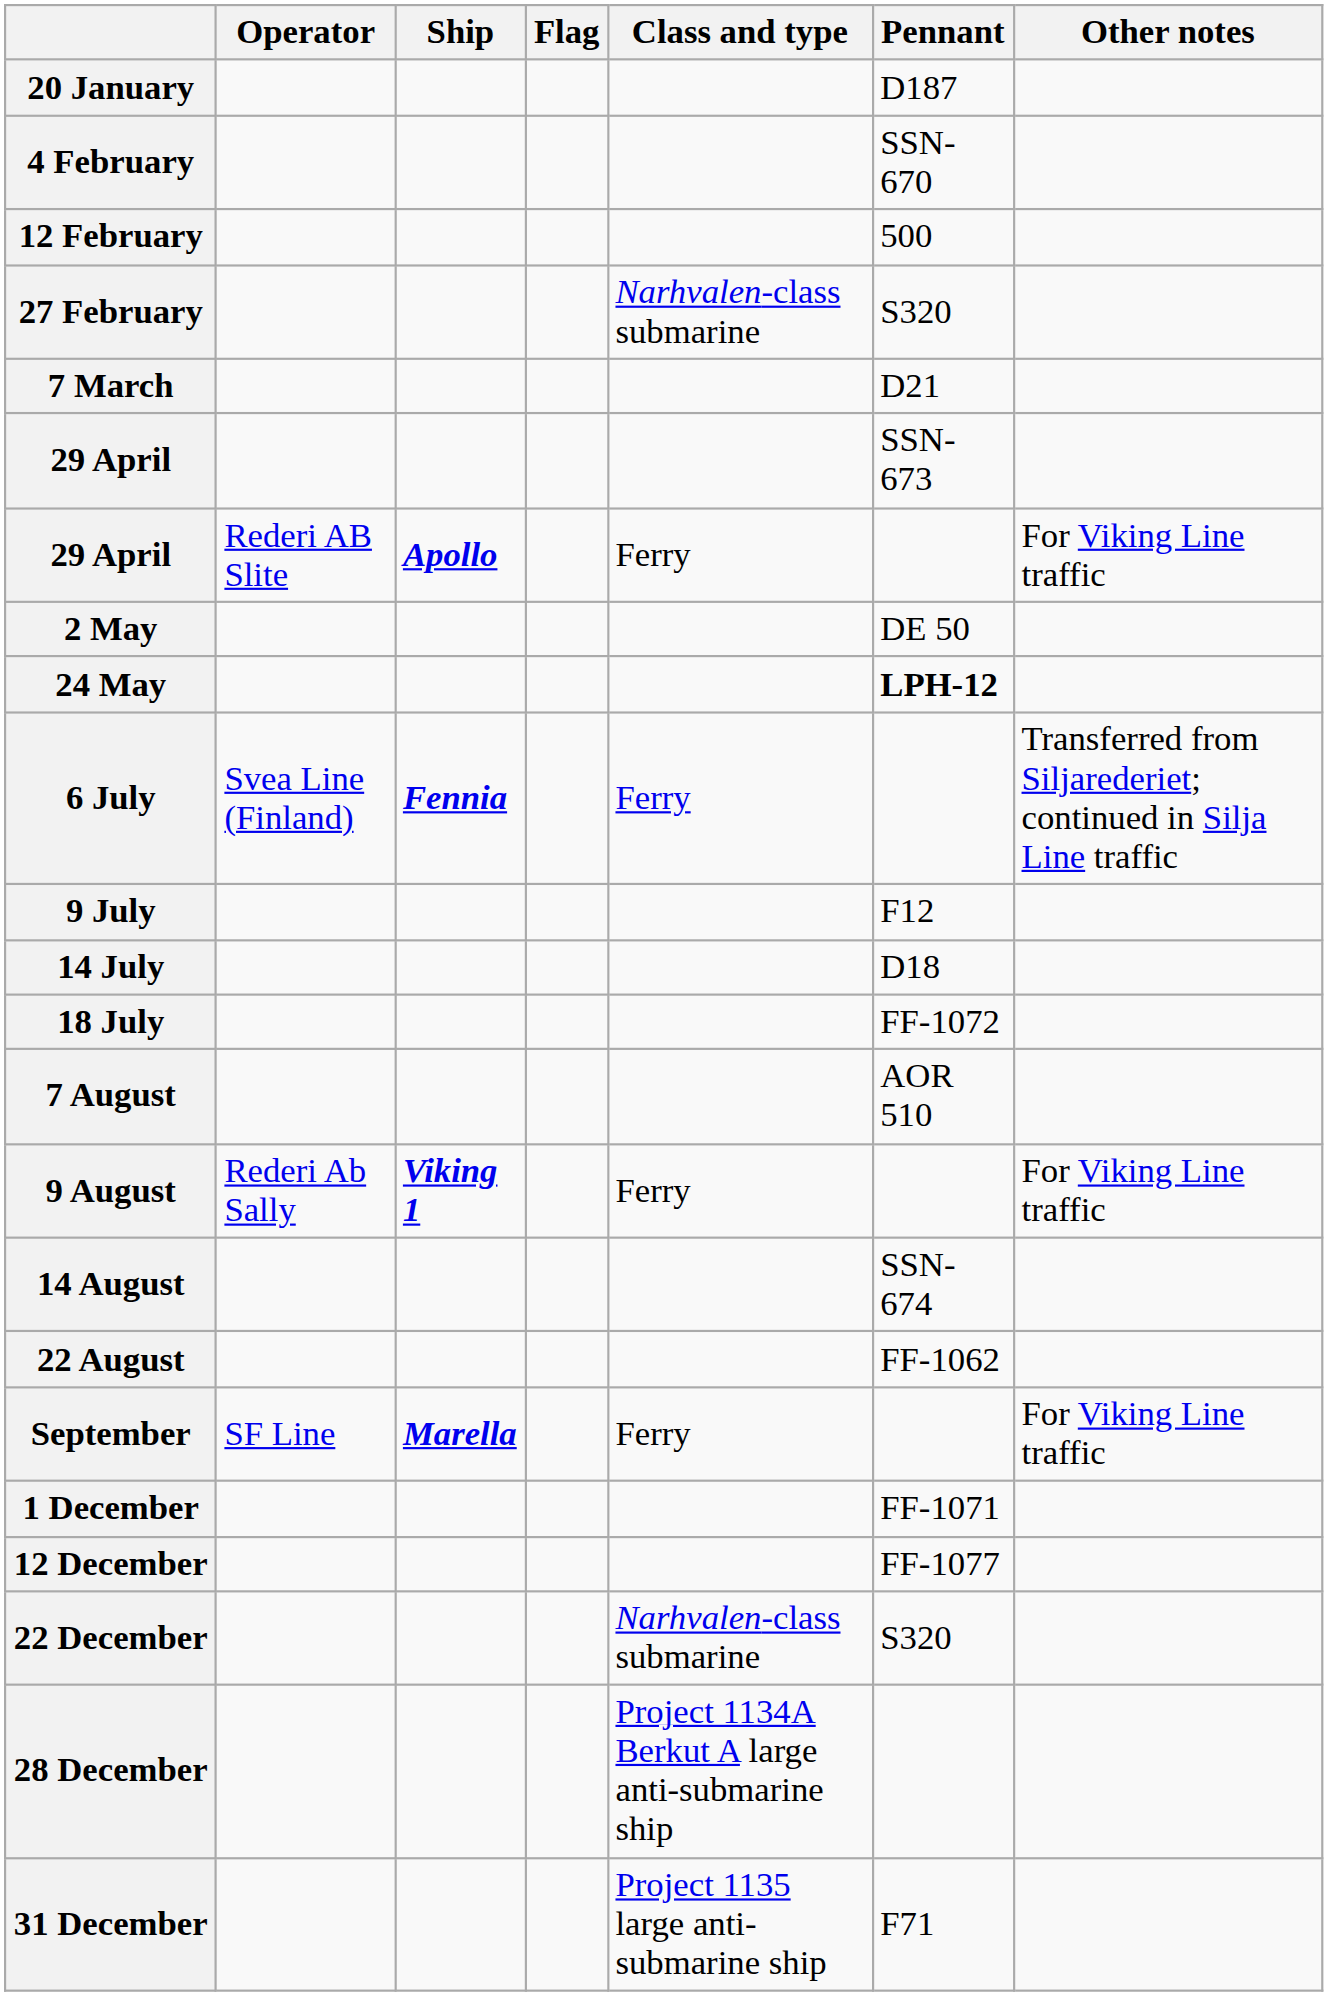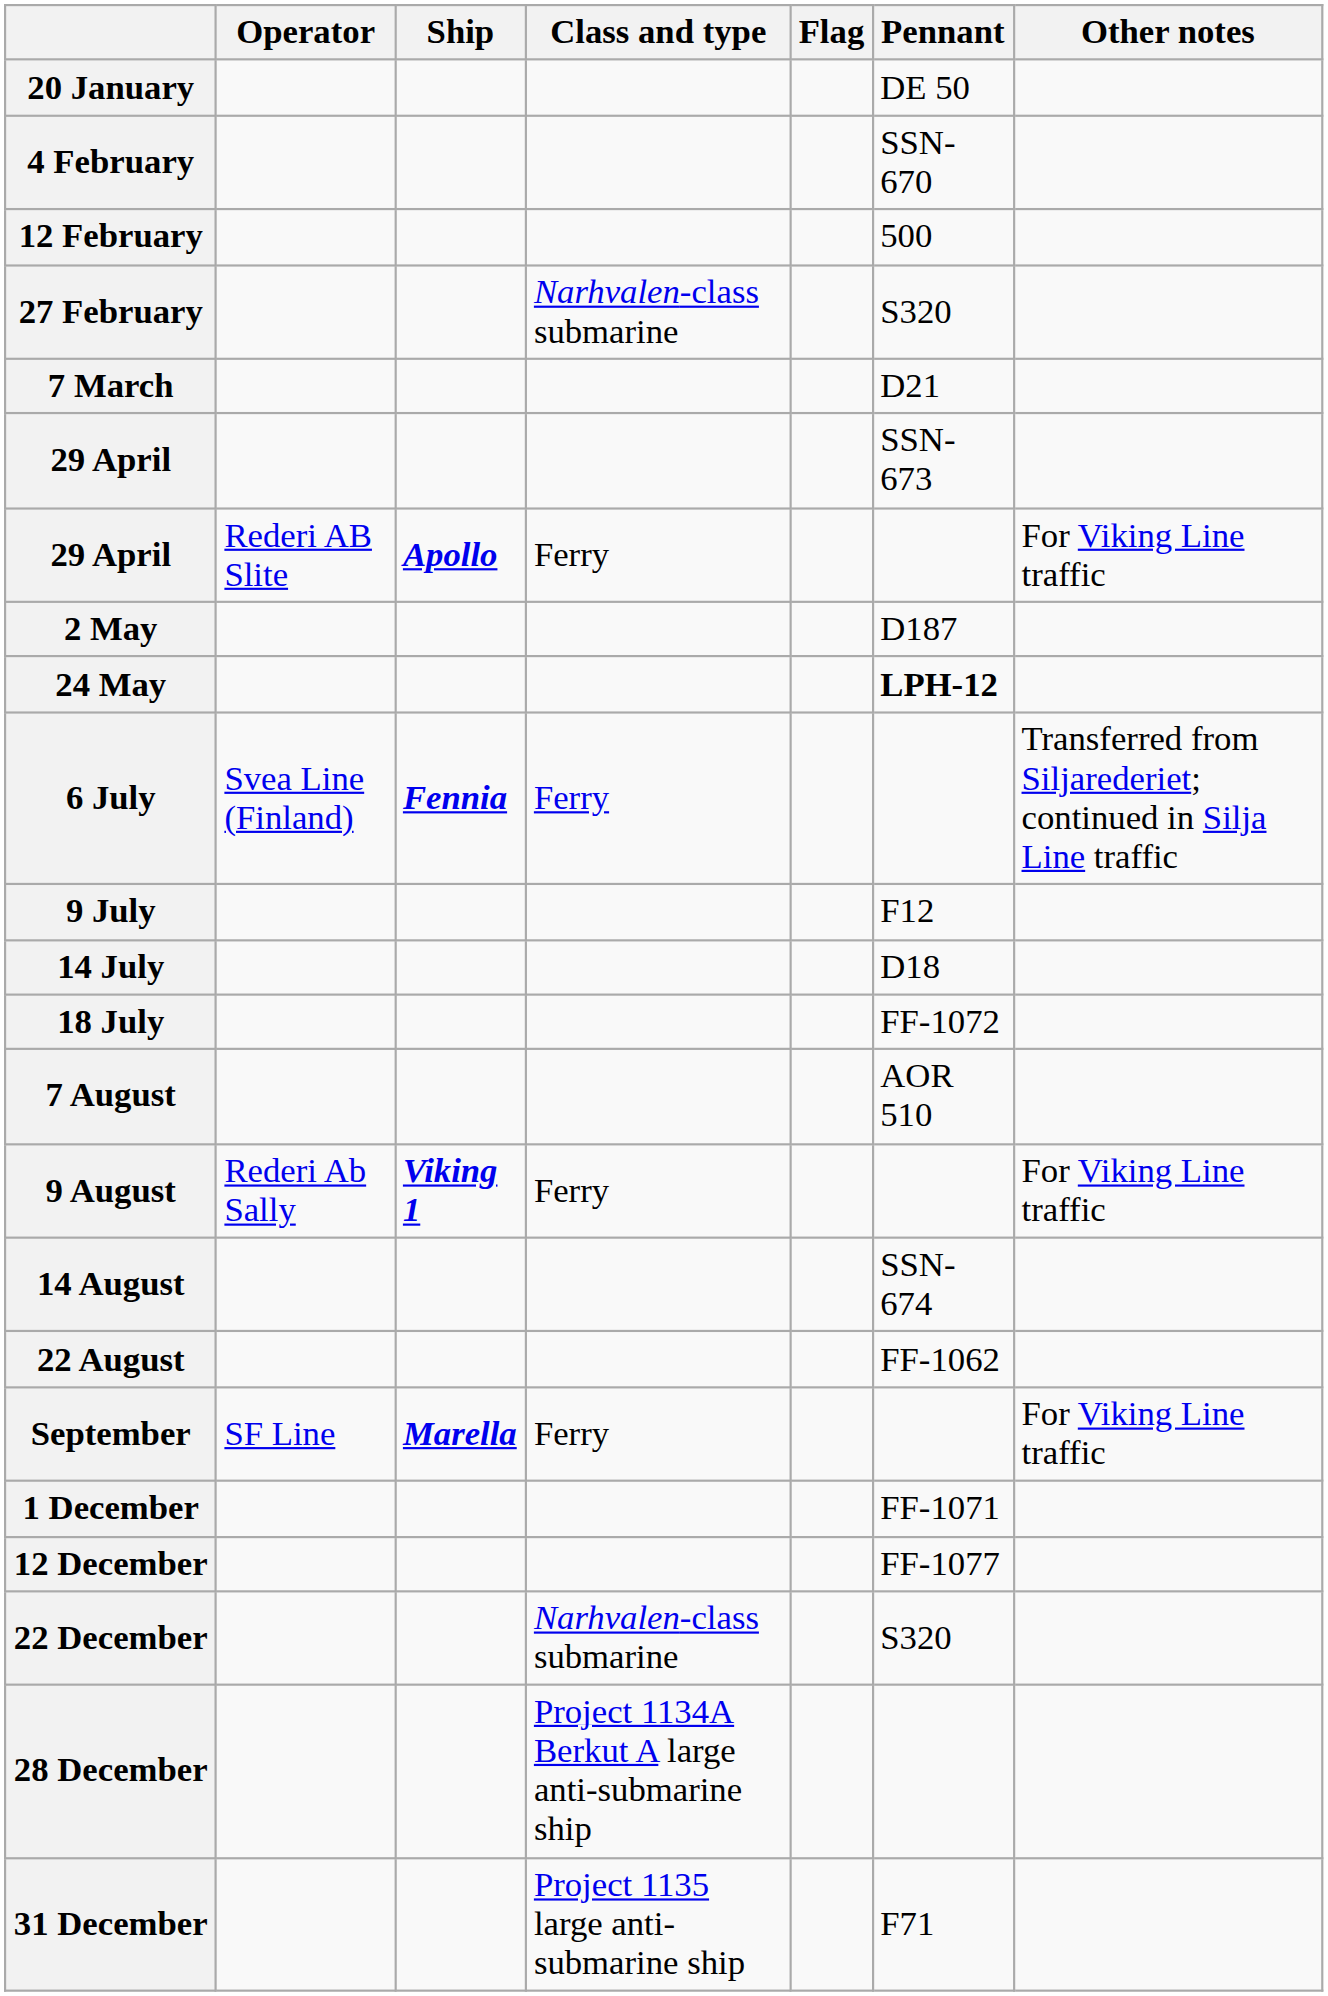columns swapped: (567, 32) <-> (740, 32)
(919, 87) D187 -> (925, 87) DE 50
(925, 628) DE 50 -> (919, 628) D187
